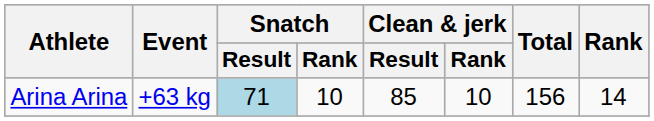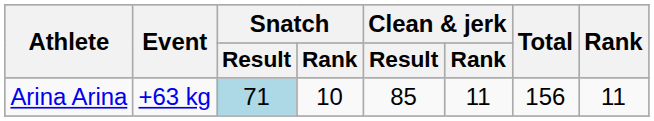(478, 98) 10 -> (478, 98) 11
(613, 98) 14 -> (613, 98) 11
